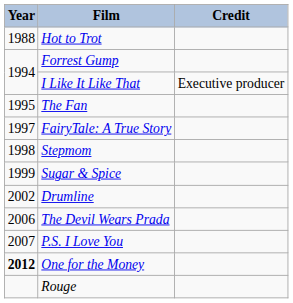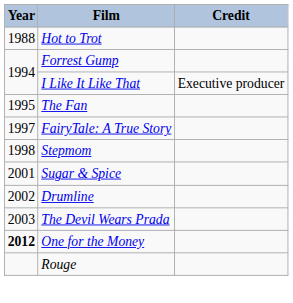(21, 173) 1999 -> (21, 173) 2001
(21, 218) 2006 -> (21, 218) 2003
- row: (82, 241)
